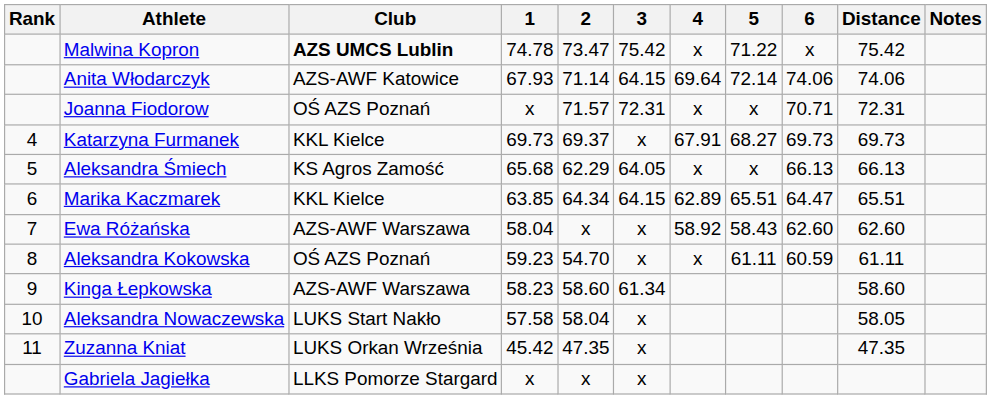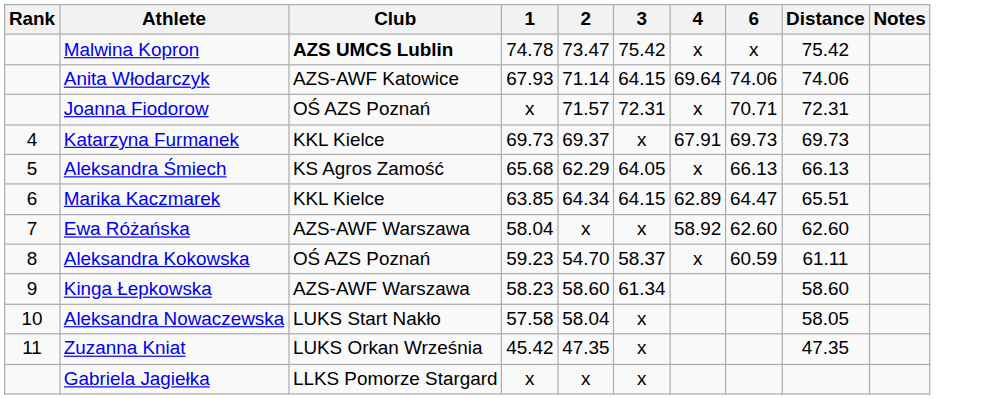- column: (754, 19)
(642, 259) x -> (642, 259) 58.37
